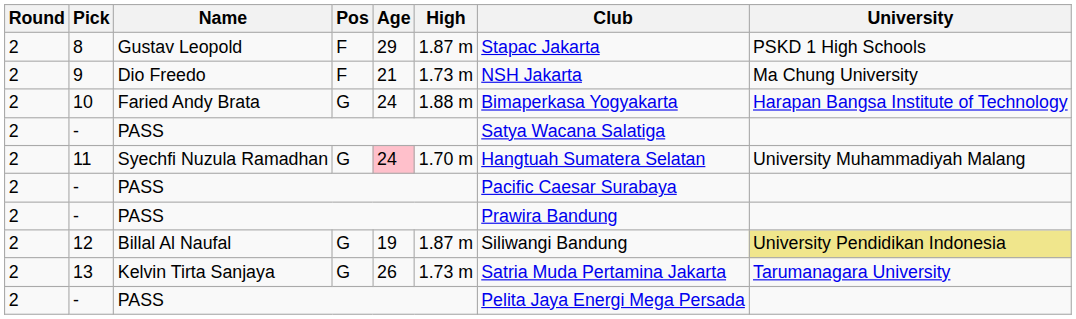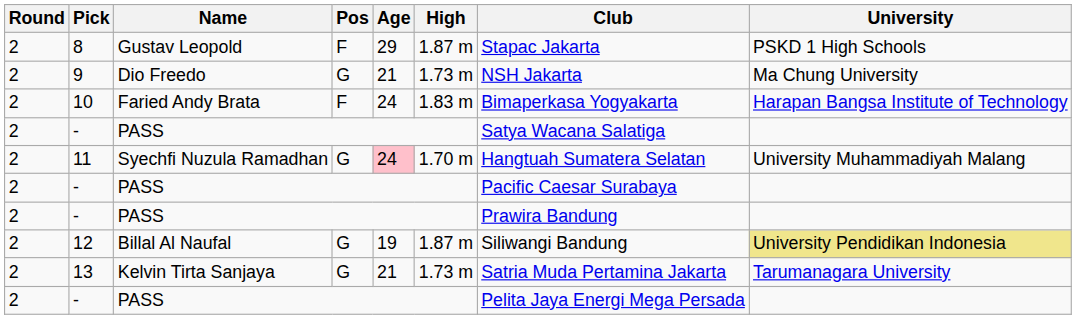(342, 74) F -> (343, 74) G
(343, 103) G -> (342, 103) F
(446, 103) 1.88 m -> (446, 103) 1.83 m
(387, 272) 26 -> (387, 272) 21
